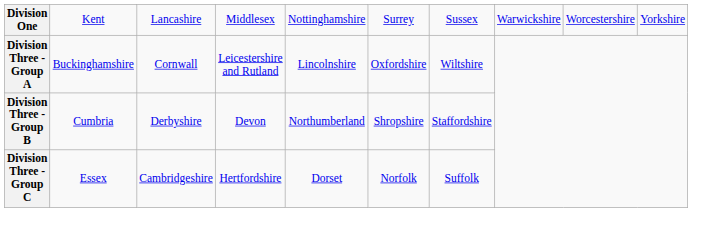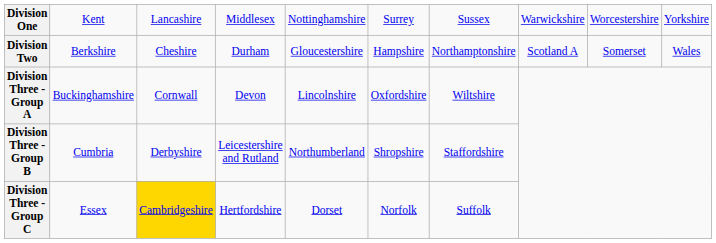+ row: (27, 51)
(250, 64) Leicestershire and Rutland -> (250, 95) Devon
(250, 121) Devon -> (250, 152) Leicestershire and Rutland
(176, 178) no background -> (176, 209) gold background
